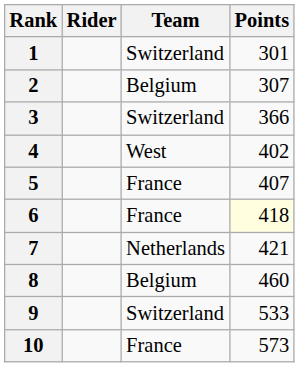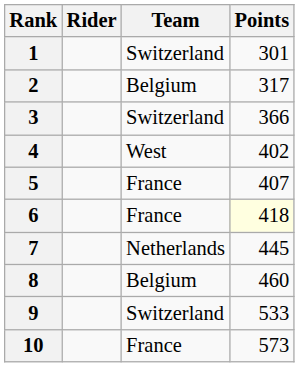(274, 85) 307 -> (274, 85) 317
(274, 248) 421 -> (274, 248) 445
